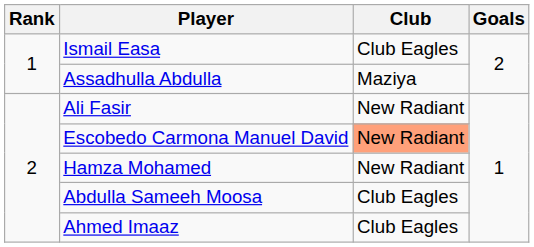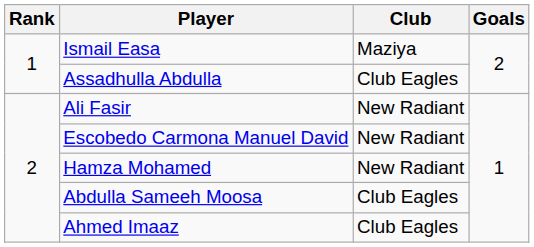(408, 49) Club Eagles -> (387, 49) Maziya
(387, 78) Maziya -> (408, 78) Club Eagles
(411, 138) lightsalmon background -> (411, 138) no background
